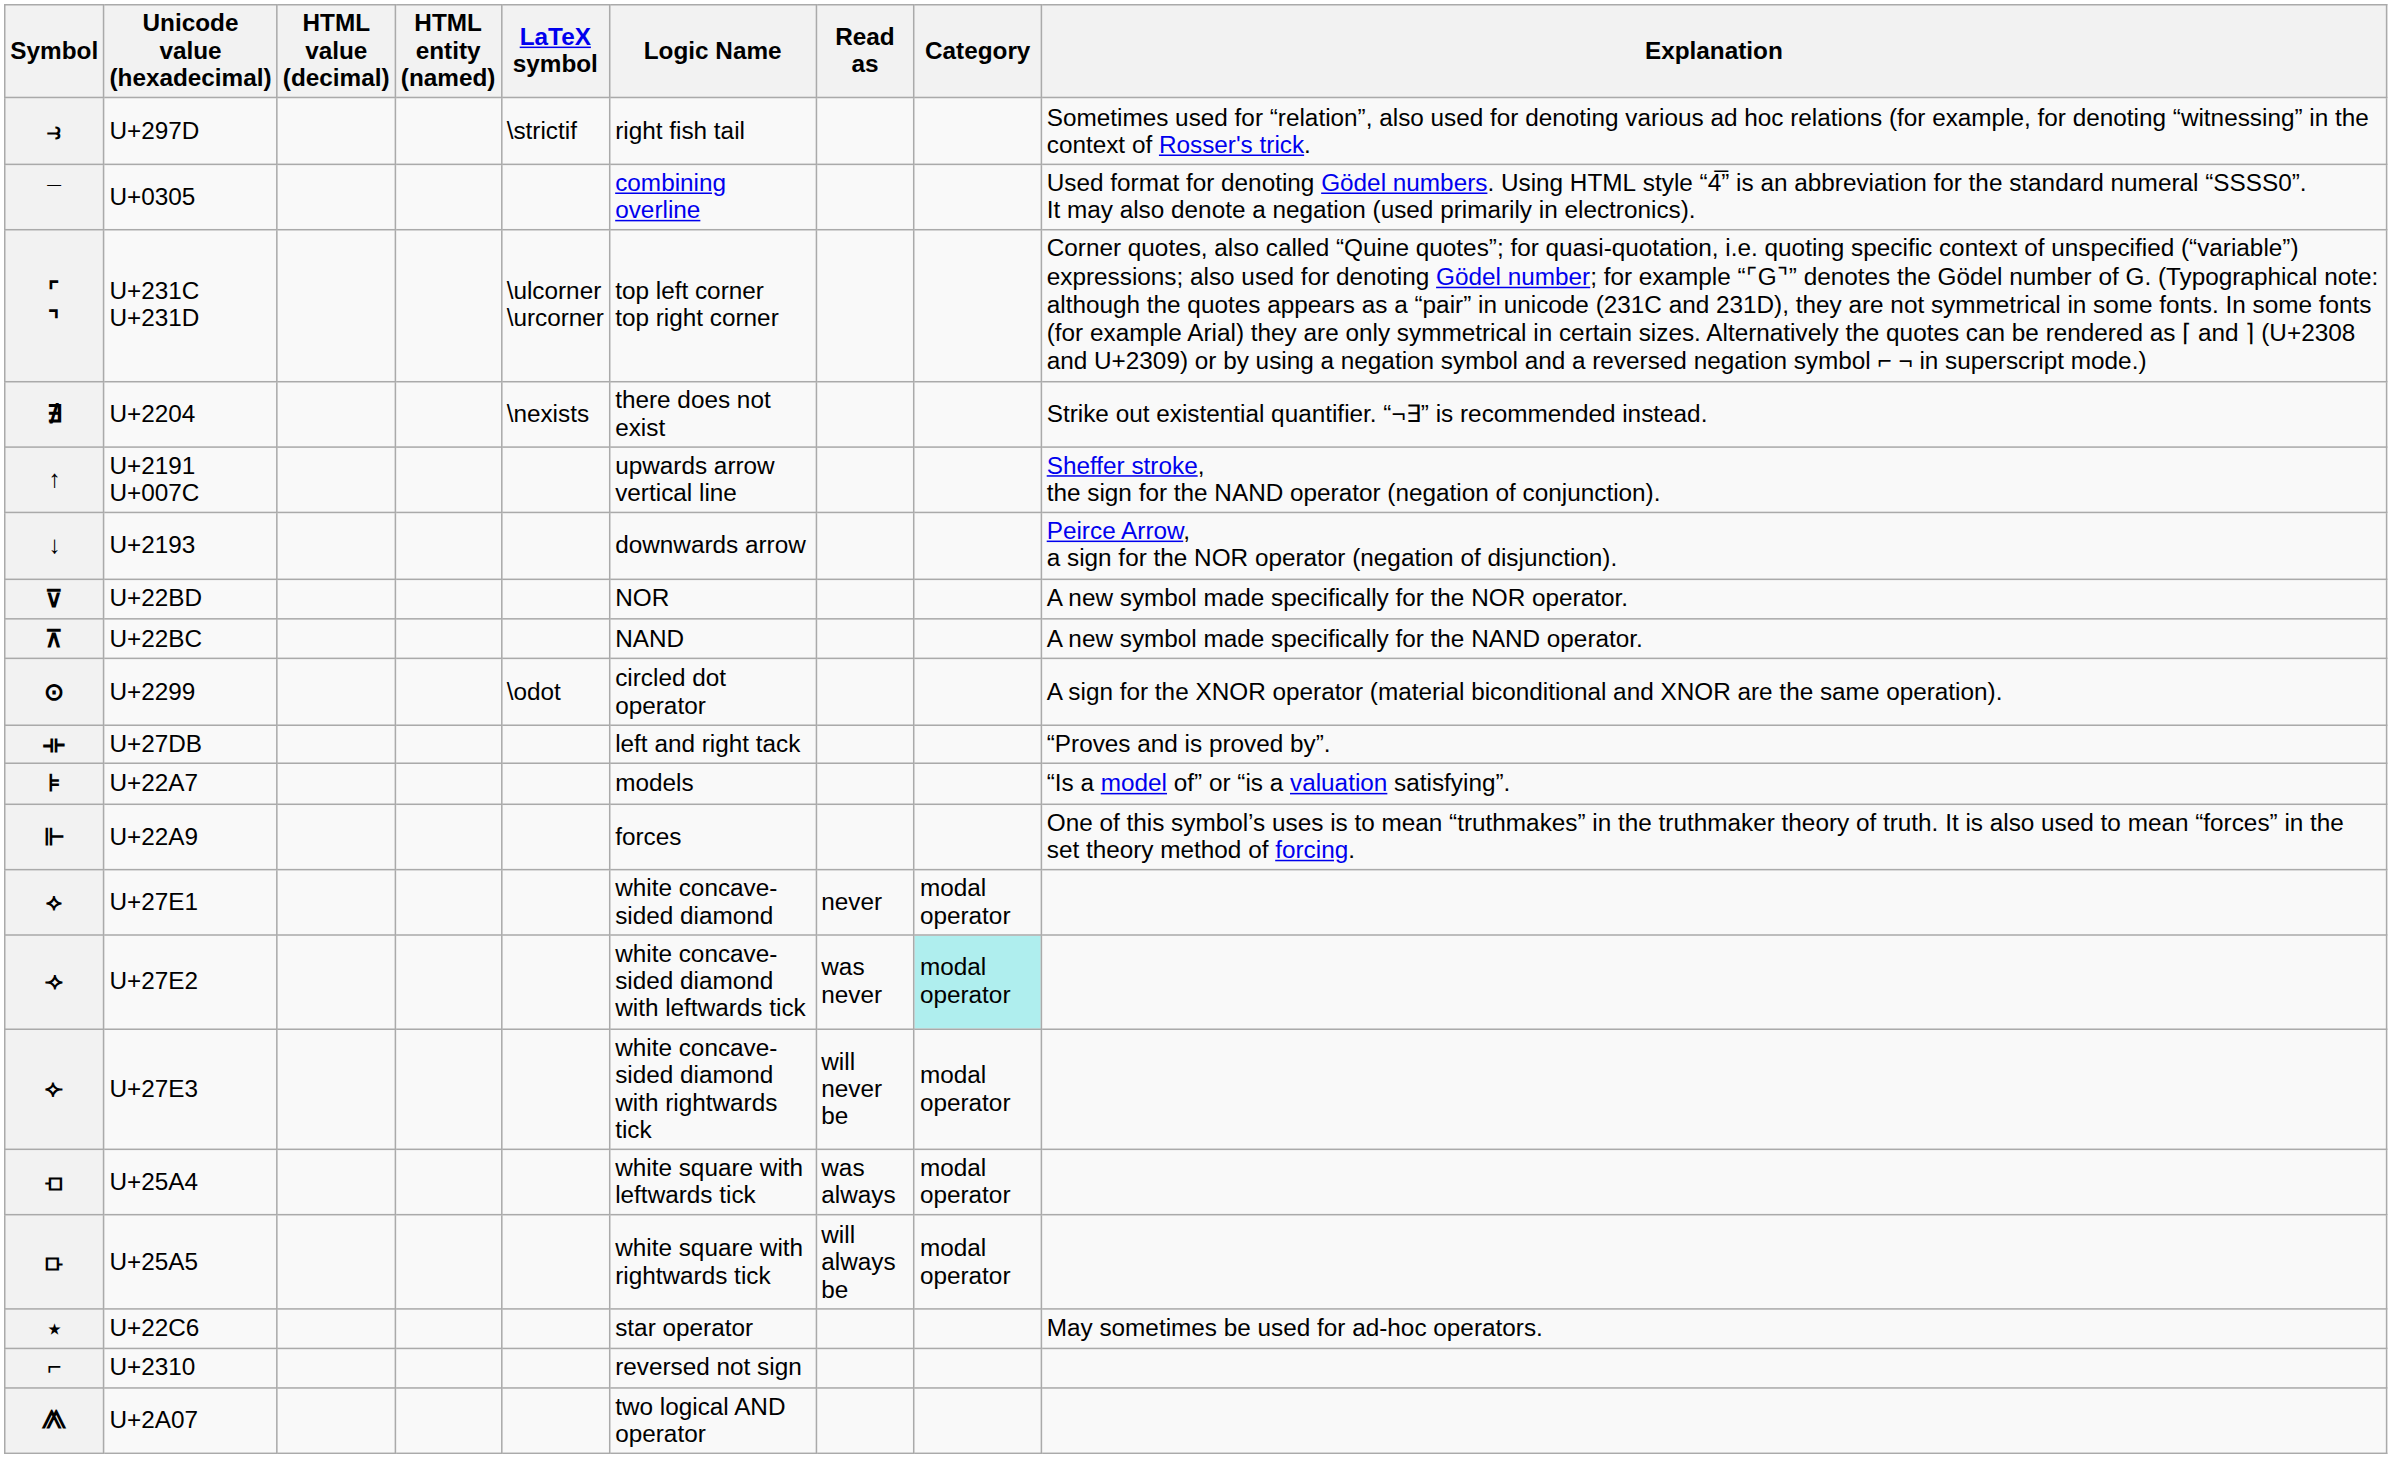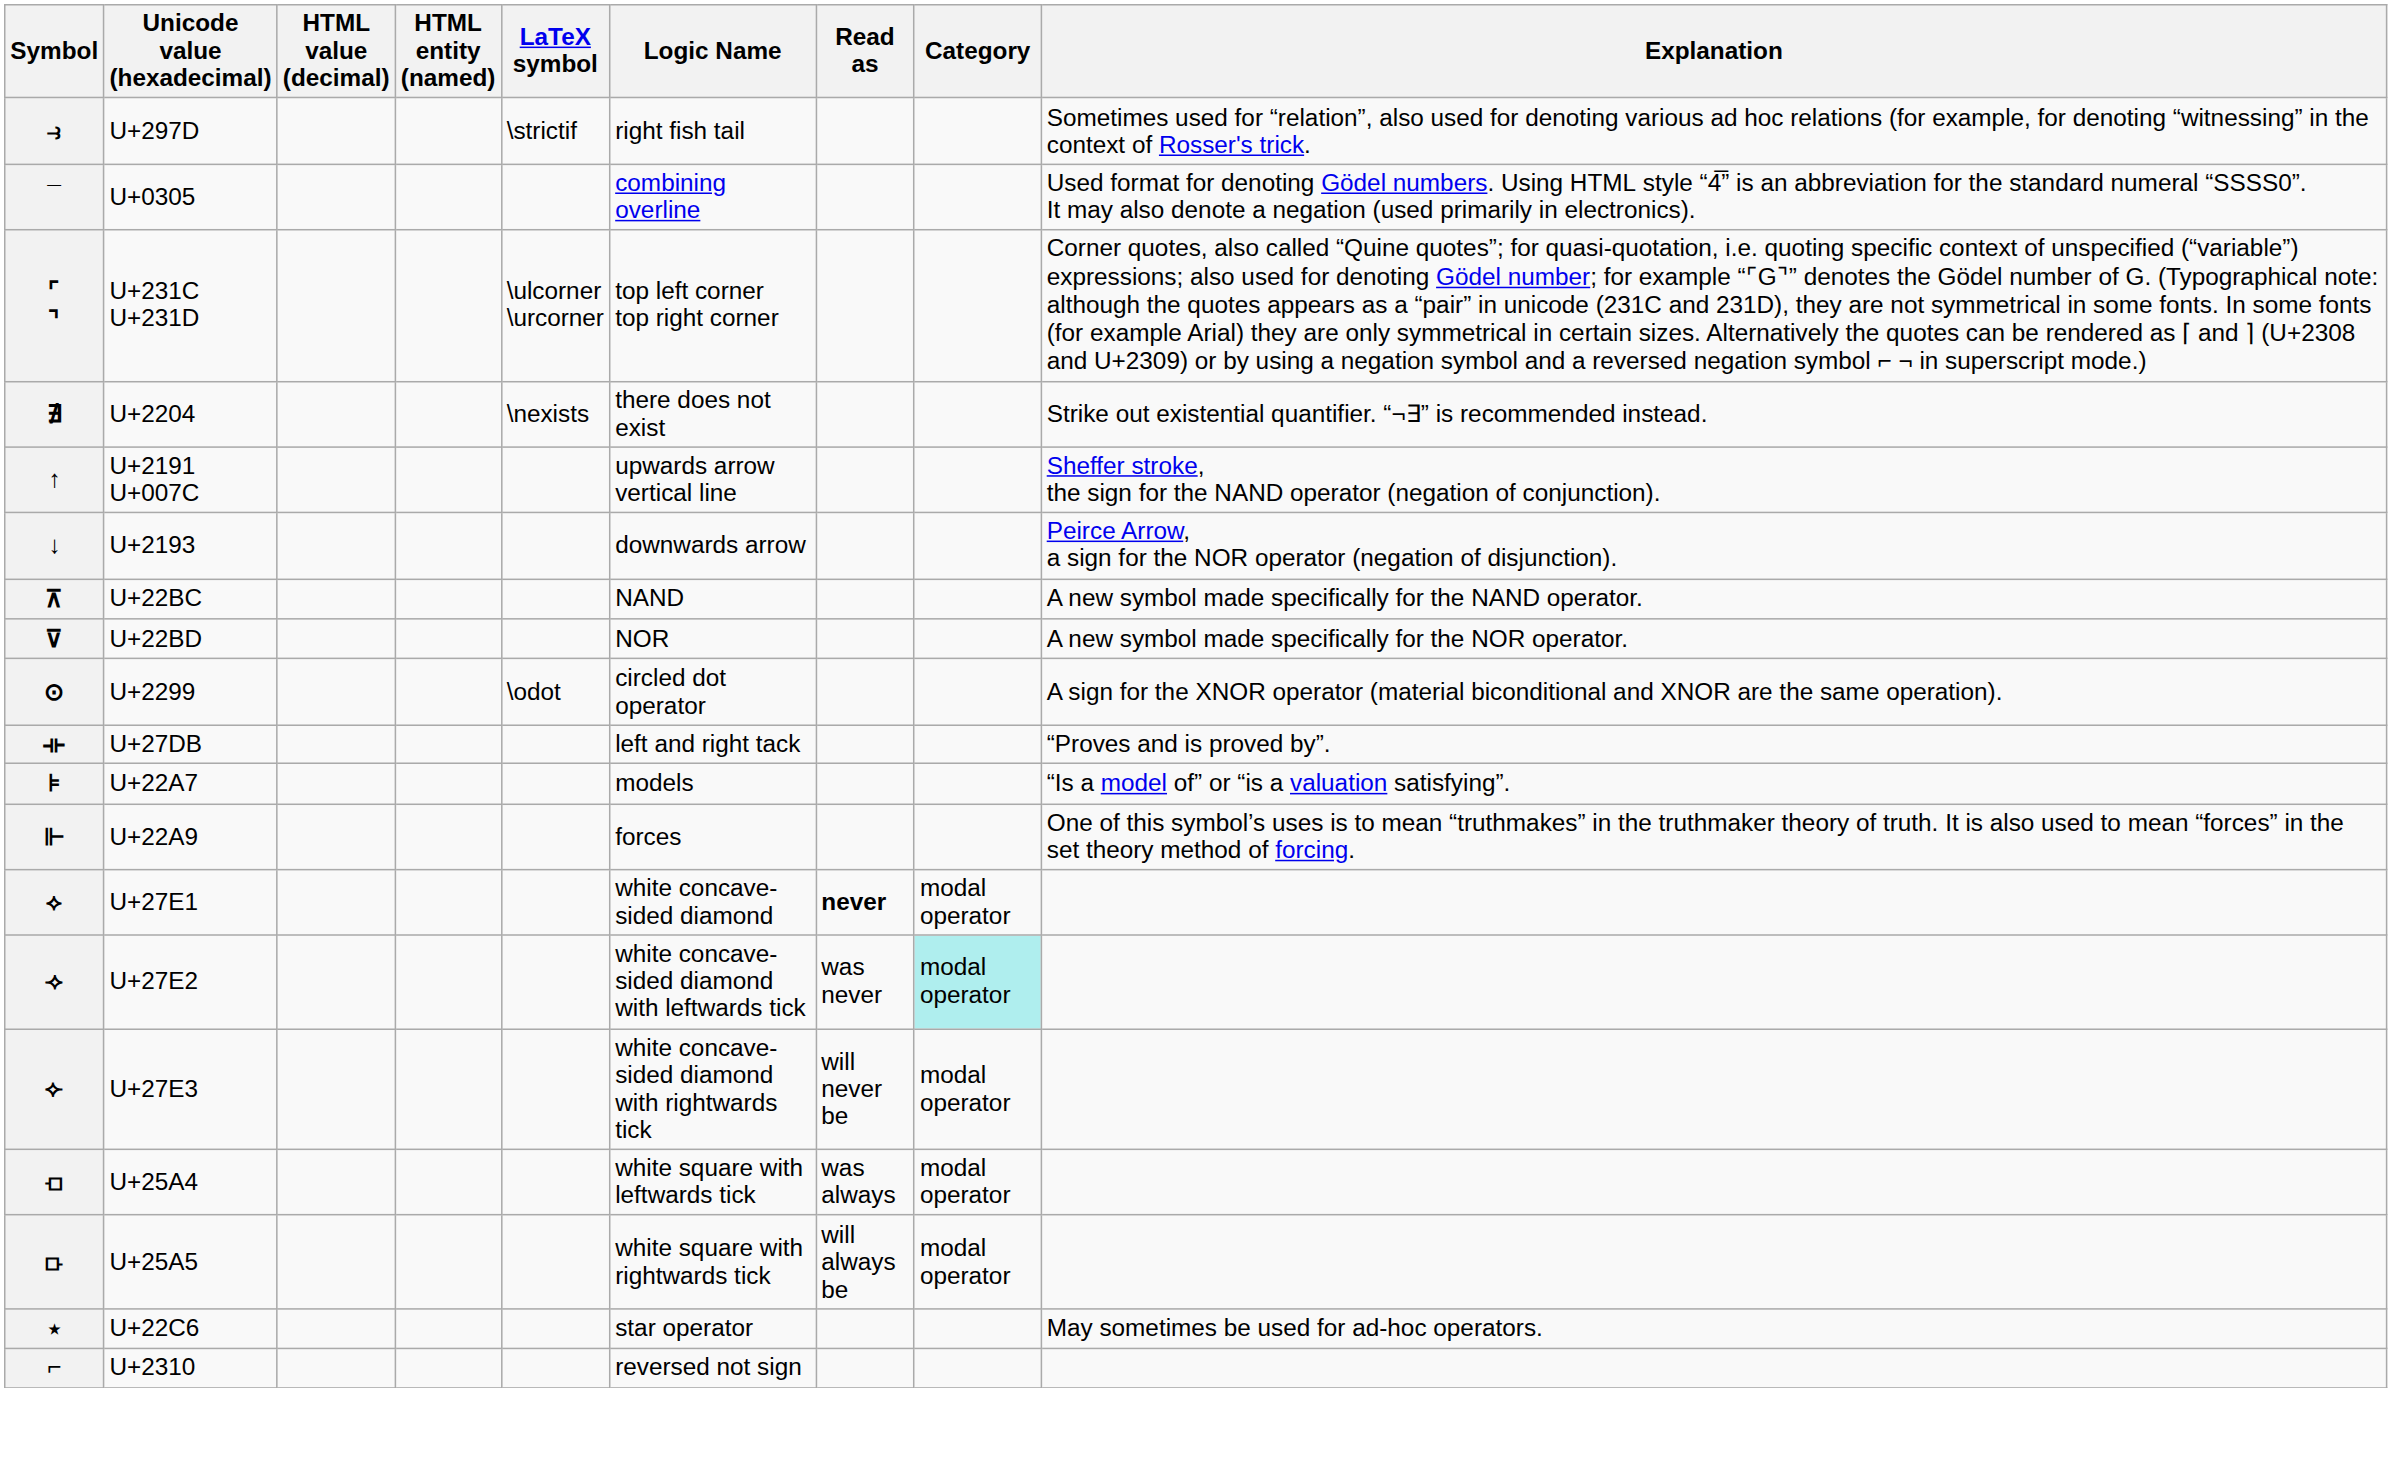rows swapped: (54, 639) <-> (54, 599)
(852, 902) normal -> (854, 902) bold
- row: (54, 1420)
